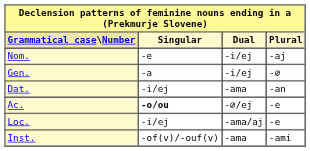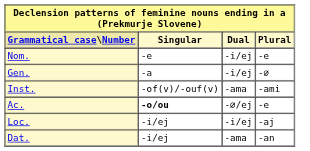(277, 56) -aj -> (264, 56) -e
rows swapped: (19, 89) <-> (21, 138)
(244, 122) -ama/aj -> (238, 122) -i/ej
(275, 122) -e -> (266, 122) -aj
